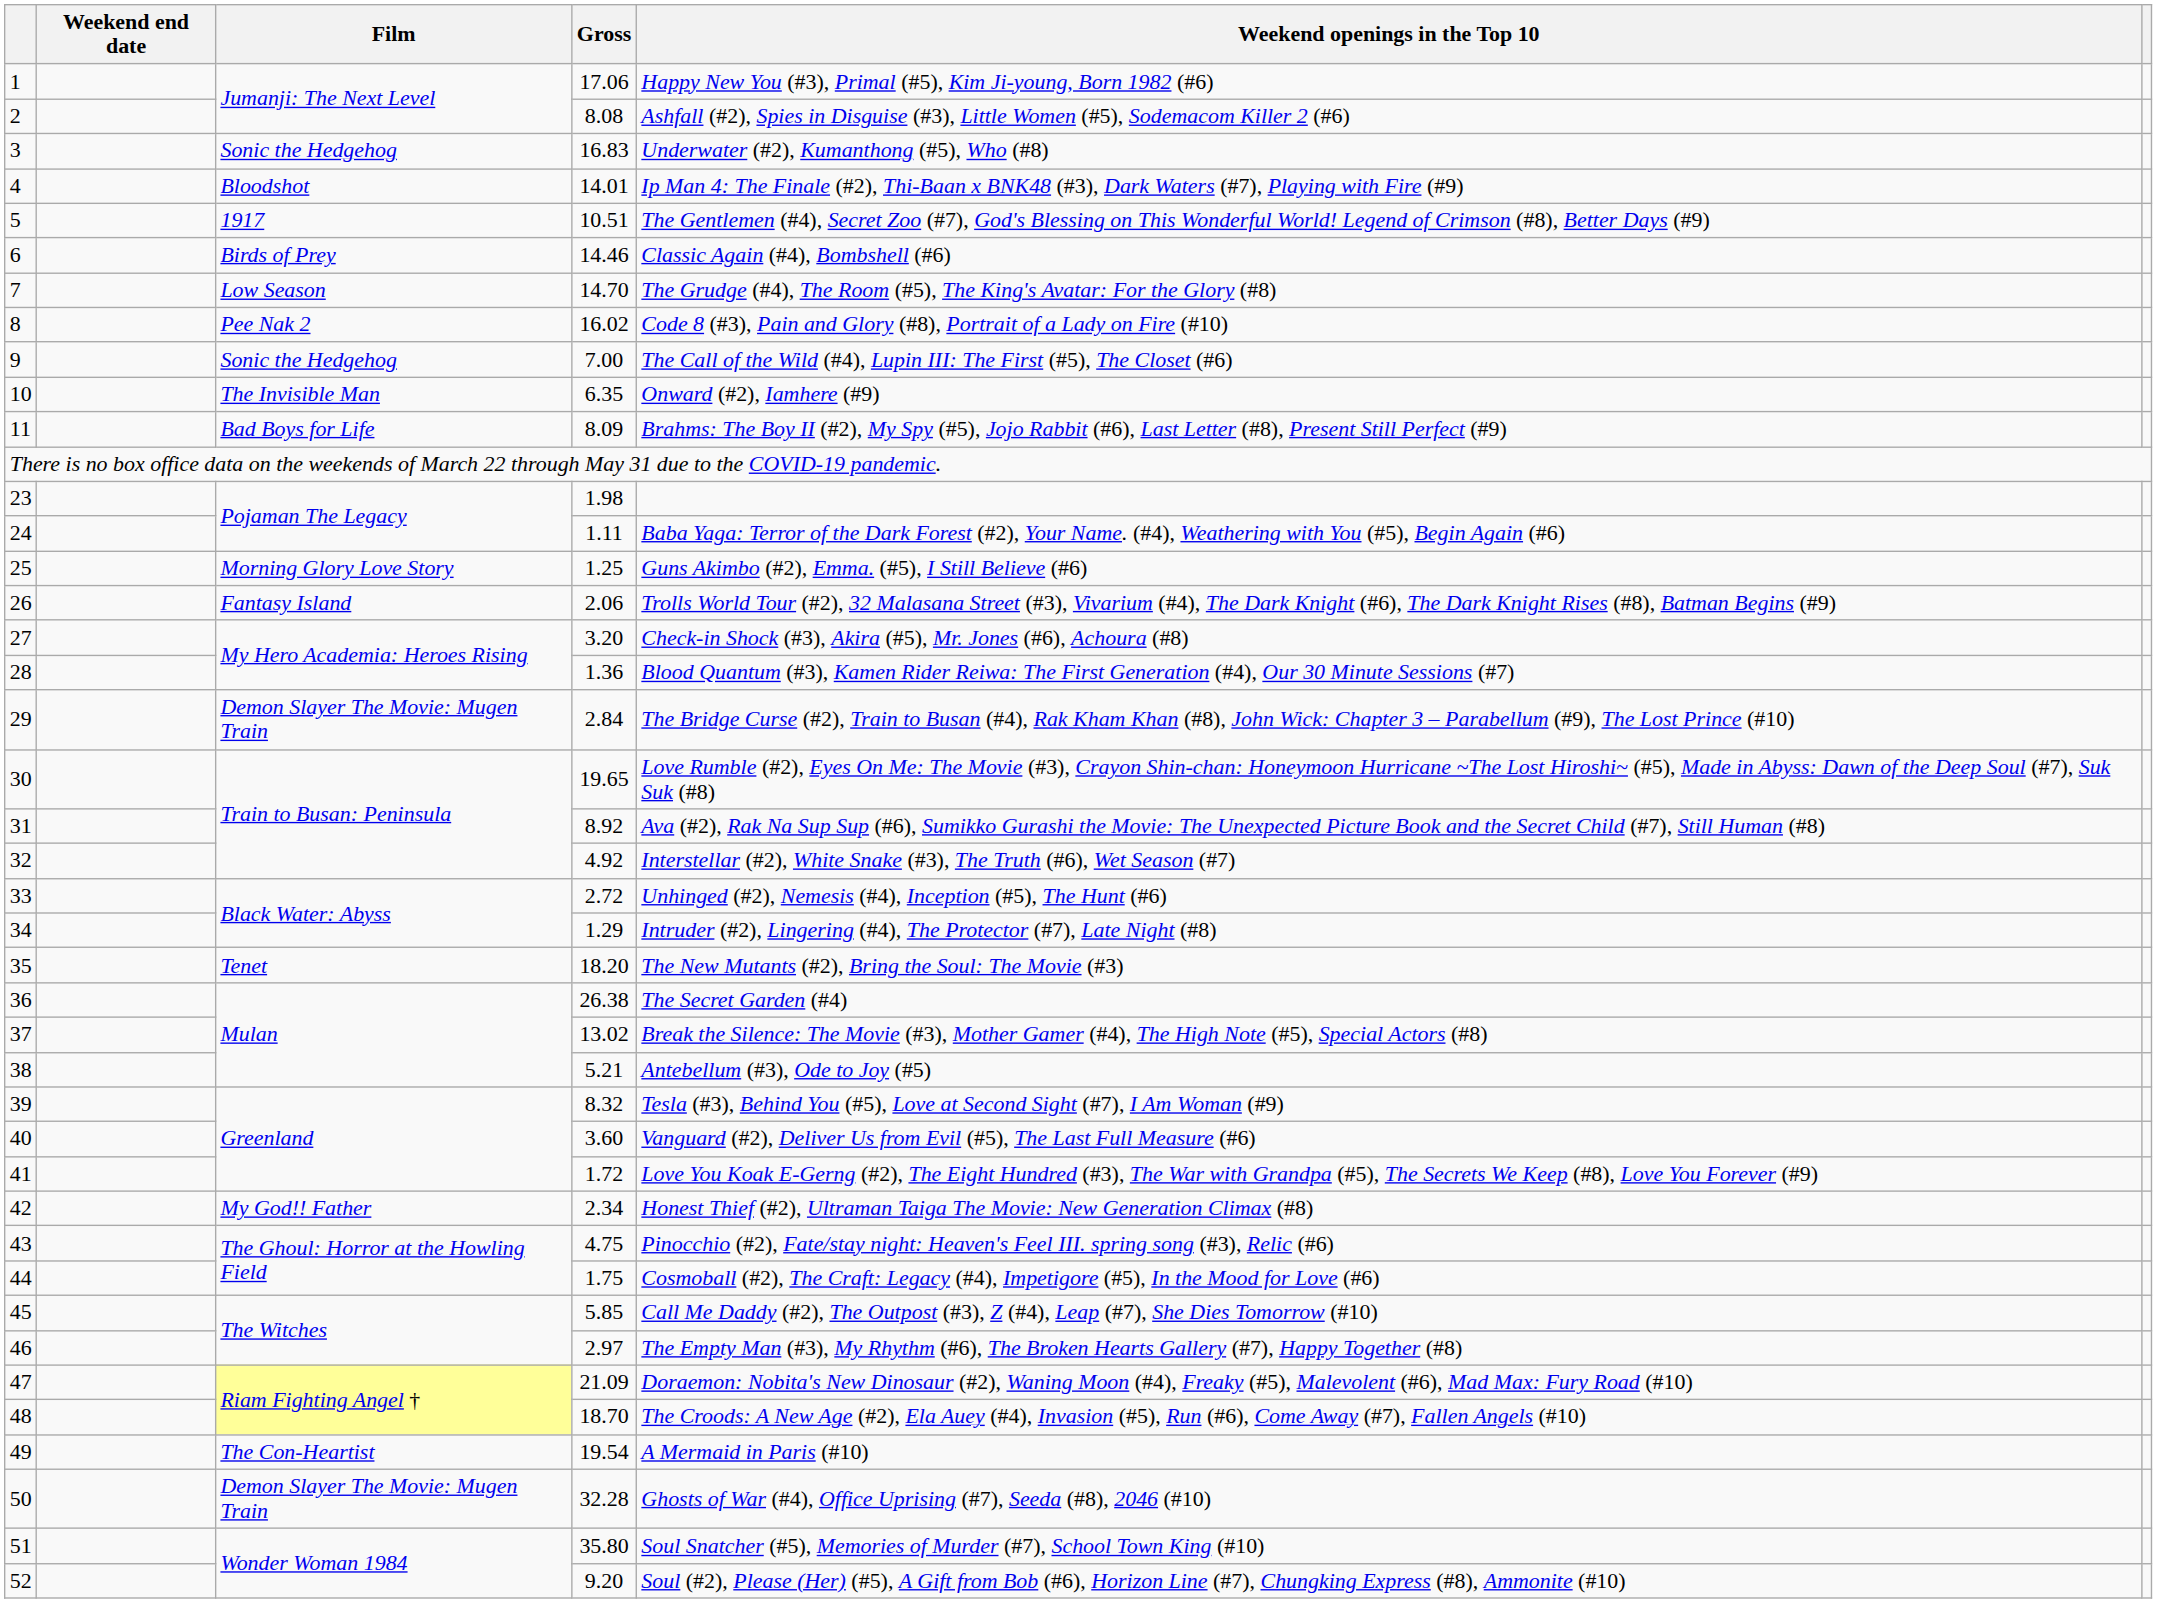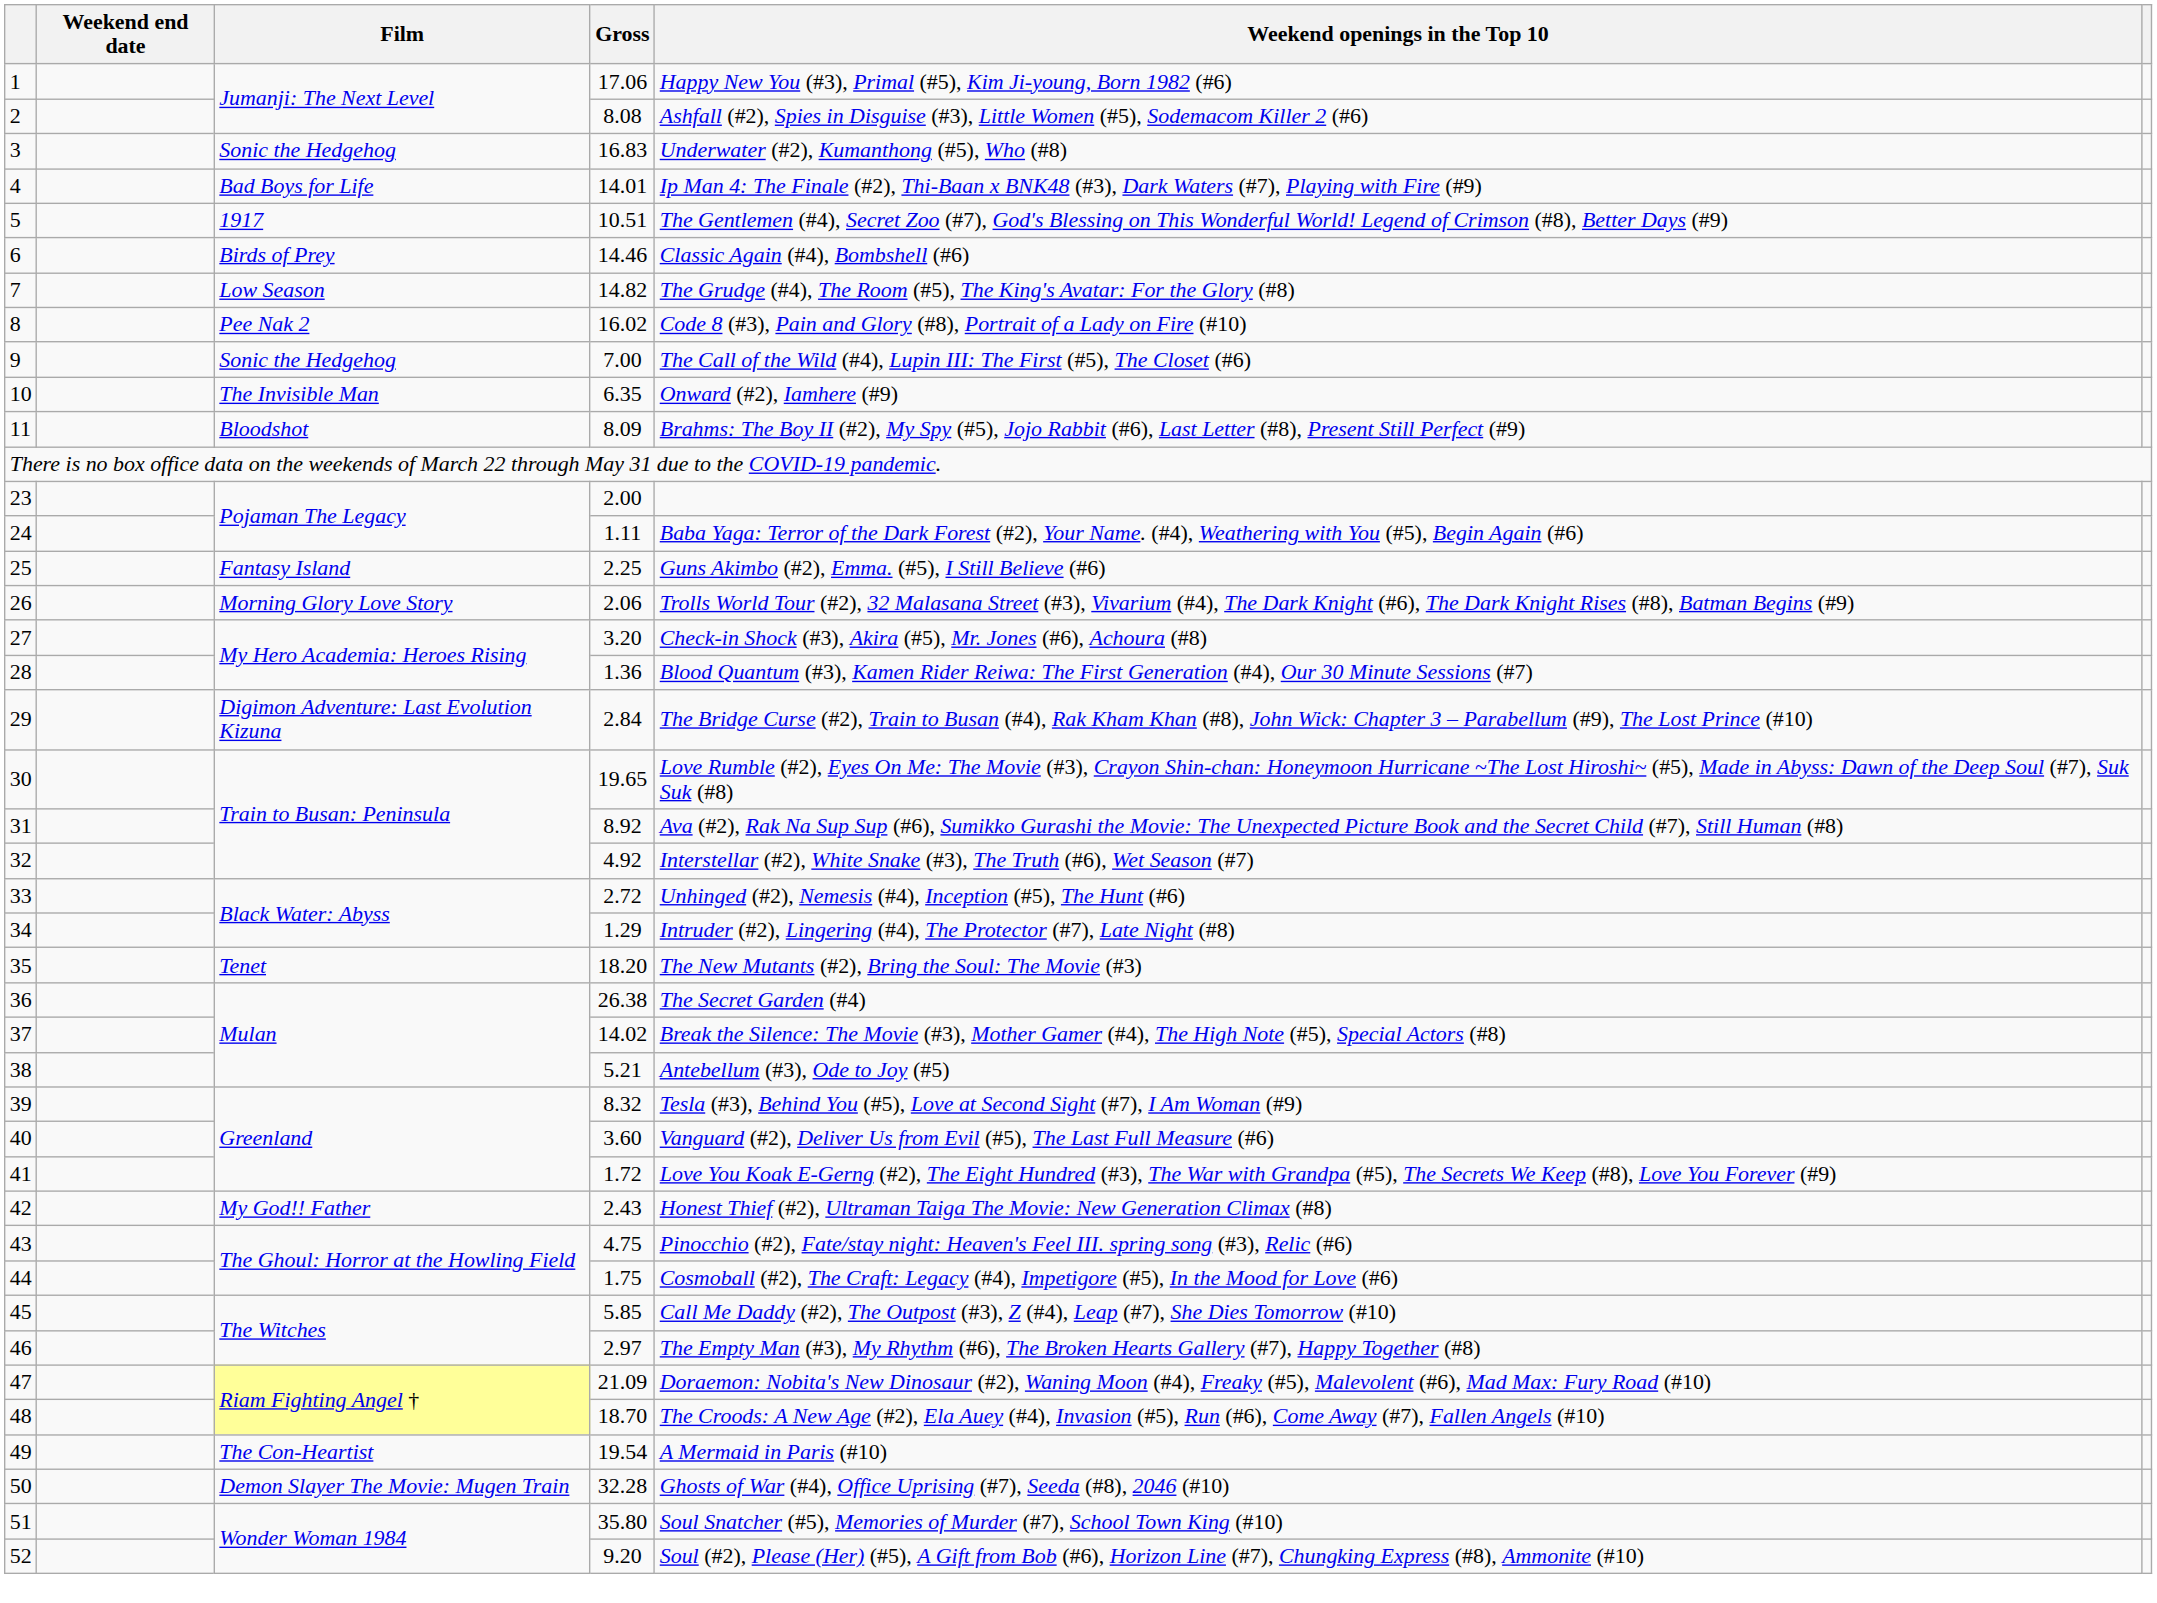(265, 185) Bloodshot -> (296, 185) Bad Boys for Life
(604, 289) 14.70 -> (622, 289) 14.82
(297, 428) Bad Boys for Life -> (264, 428) Bloodshot
(604, 498) 1.98 -> (622, 498) 2.00
(337, 567) Morning Glory Love Story -> (285, 567) Fantasy Island
(604, 567) 1.25 -> (622, 567) 2.25
(286, 602) Fantasy Island -> (336, 602) Morning Glory Love Story
(369, 719) Demon Slayer The Movie: Mugen Train -> (375, 719) Digimon Adventure: Last Evolution Kizuna
(604, 1034) 13.02 -> (622, 1034) 14.02
(604, 1208) 2.34 -> (622, 1208) 2.43
